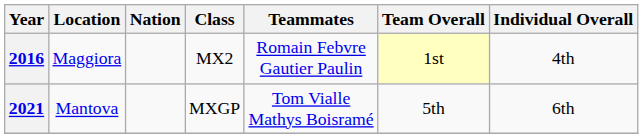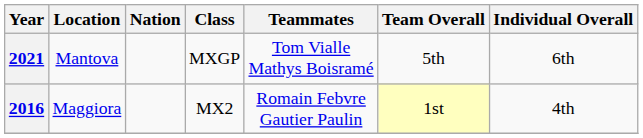rows swapped: (27, 58) <-> (27, 108)
